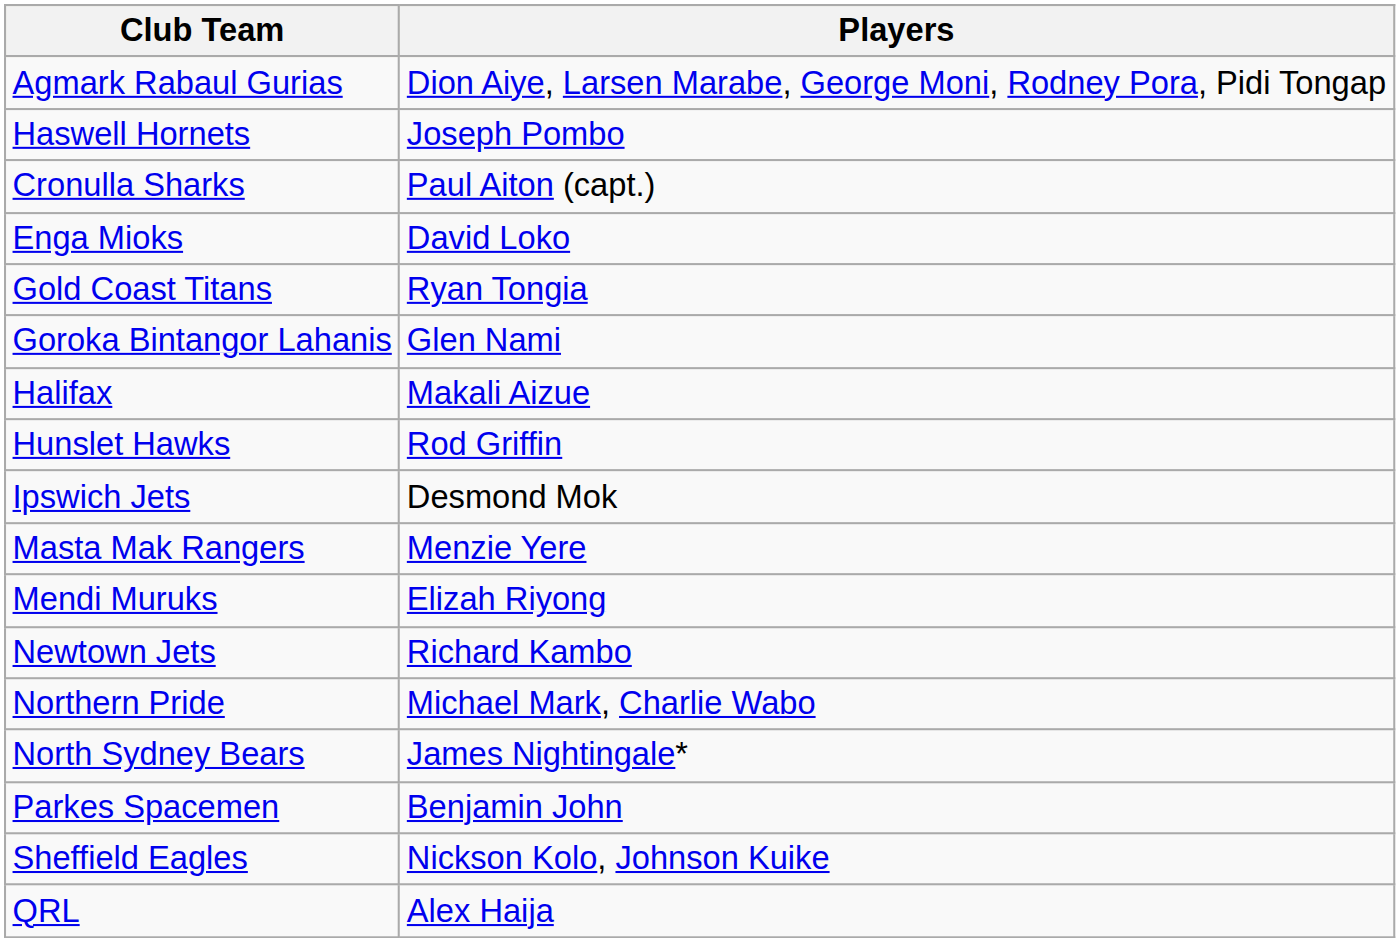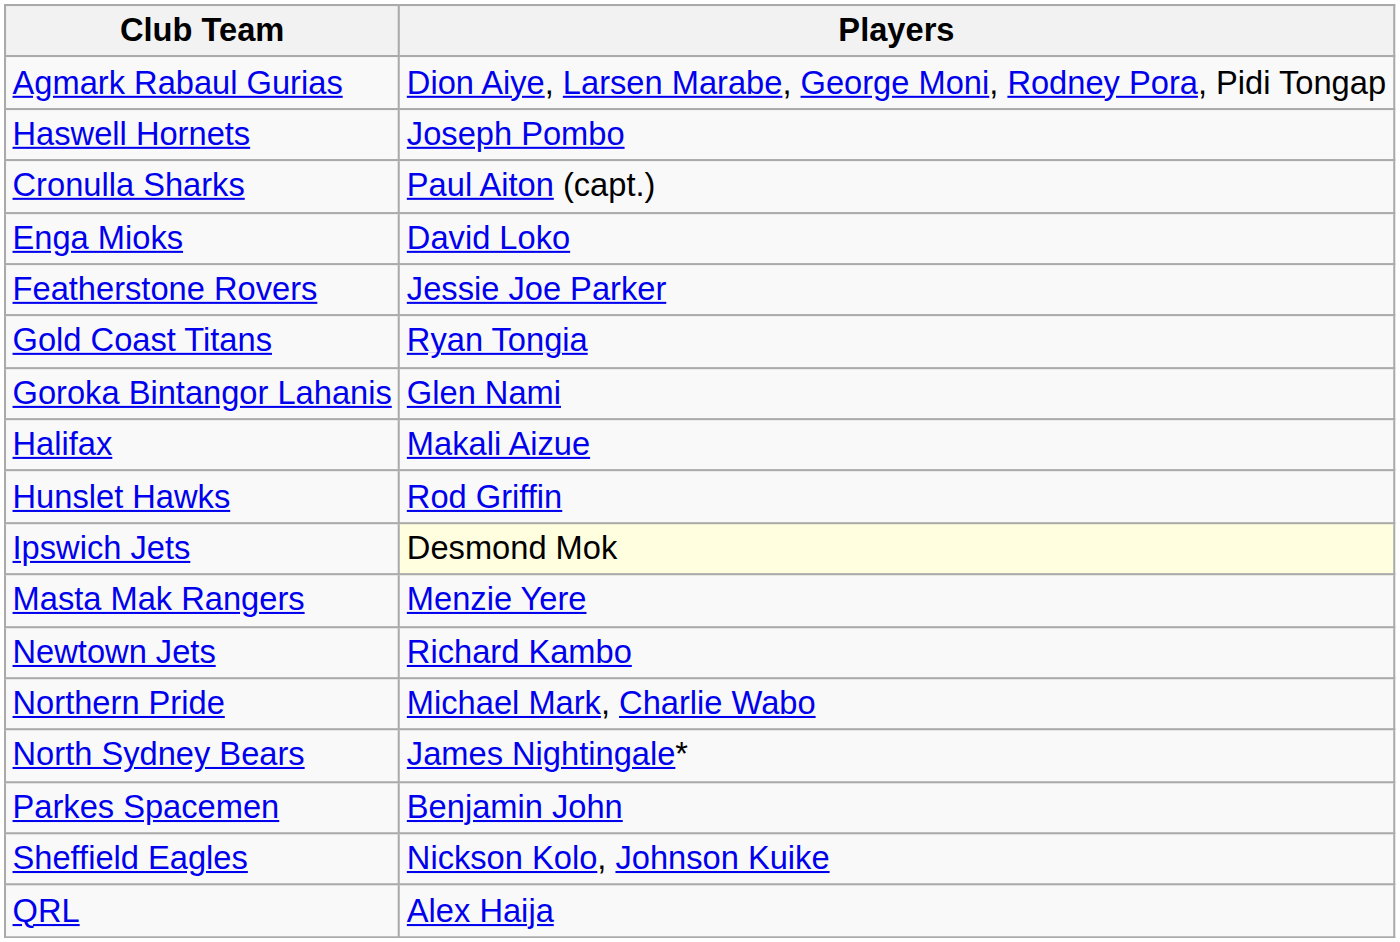+ row: (165, 289)
(512, 496) no background -> (512, 548) lightyellow background
- row: (115, 599)
